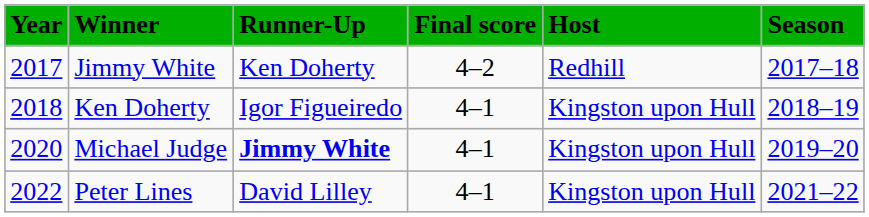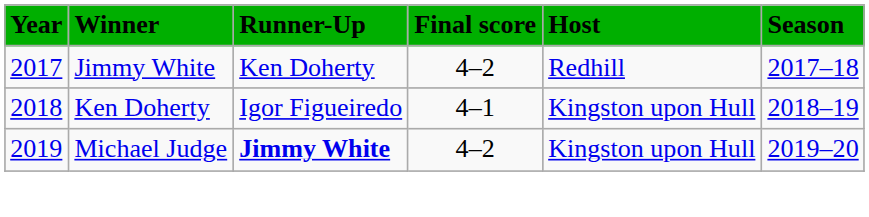(36, 149) 2020 -> (36, 149) 2019
(475, 149) 4–1 -> (475, 149) 4–2
- row: (133, 190)
